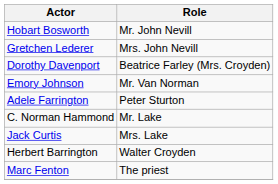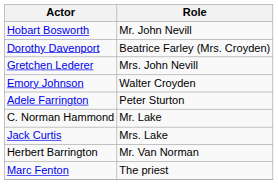rows swapped: (50, 48) <-> (53, 65)
(159, 83) Mr. Van Norman -> (157, 83) Walter Croyden
(157, 153) Walter Croyden -> (159, 153) Mr. Van Norman
